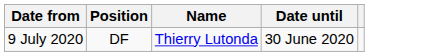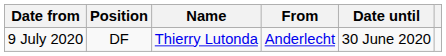+ column: (300, 16)
